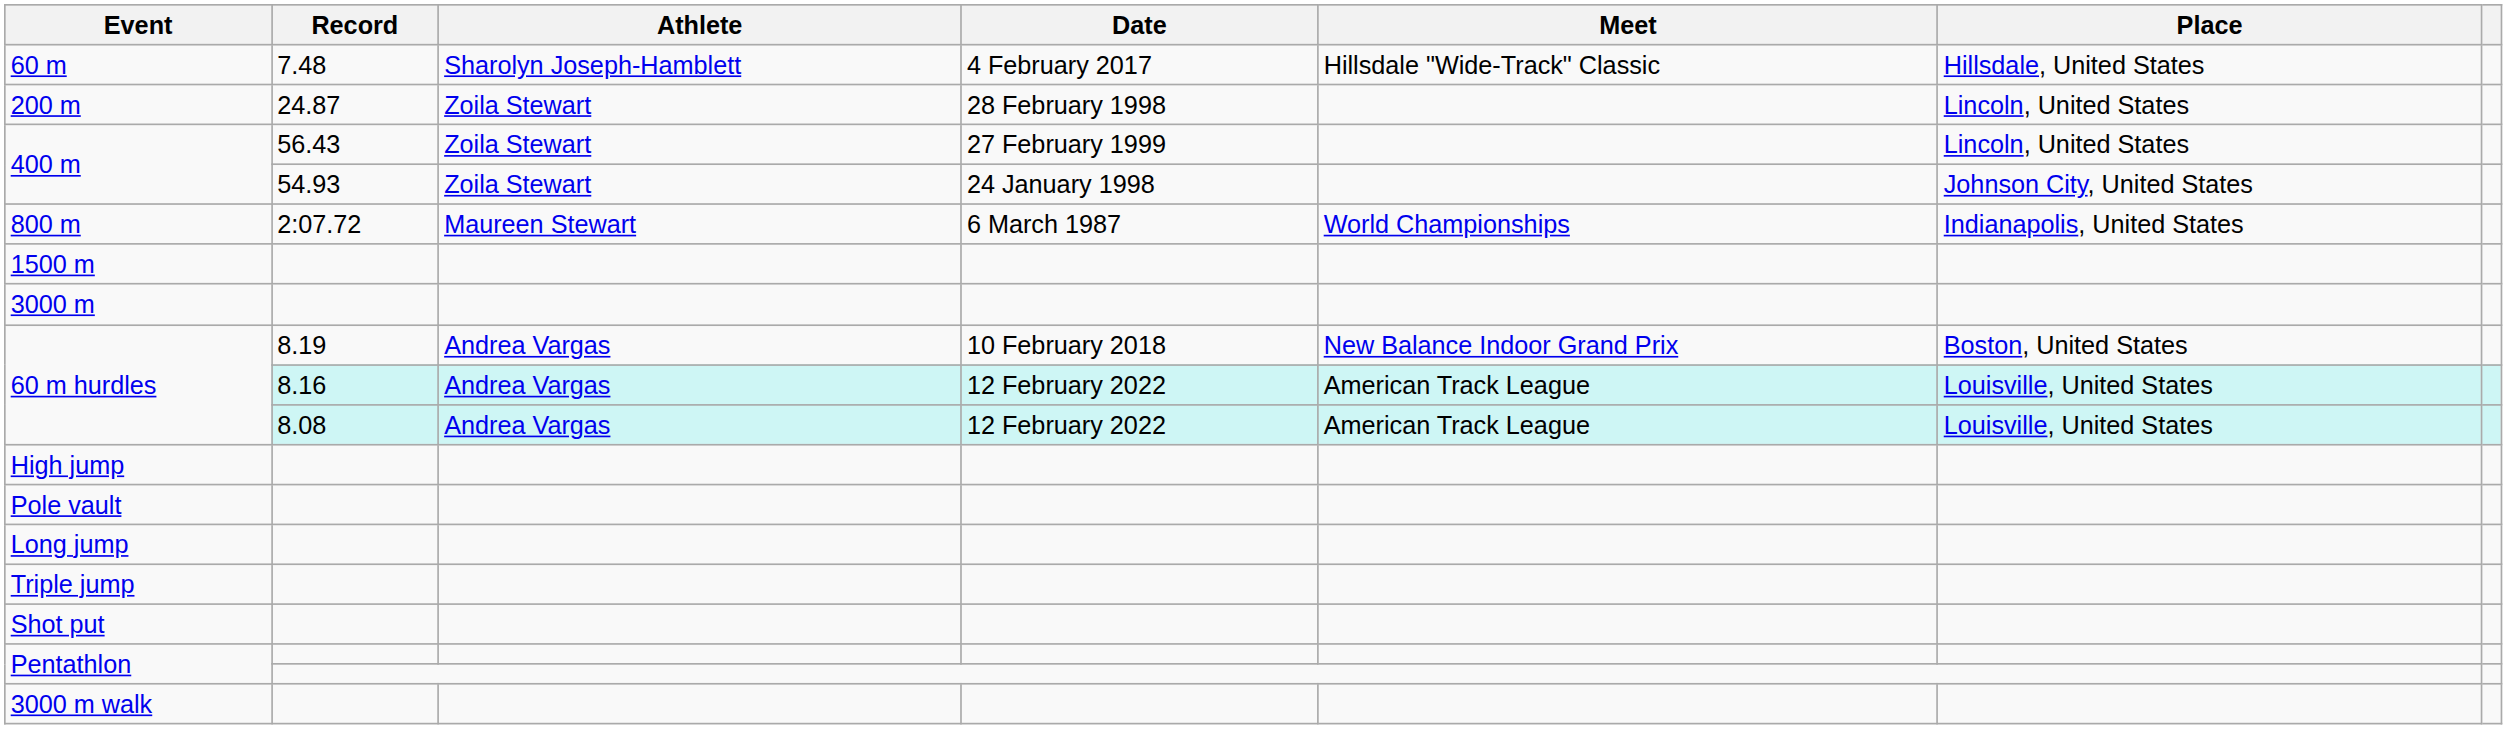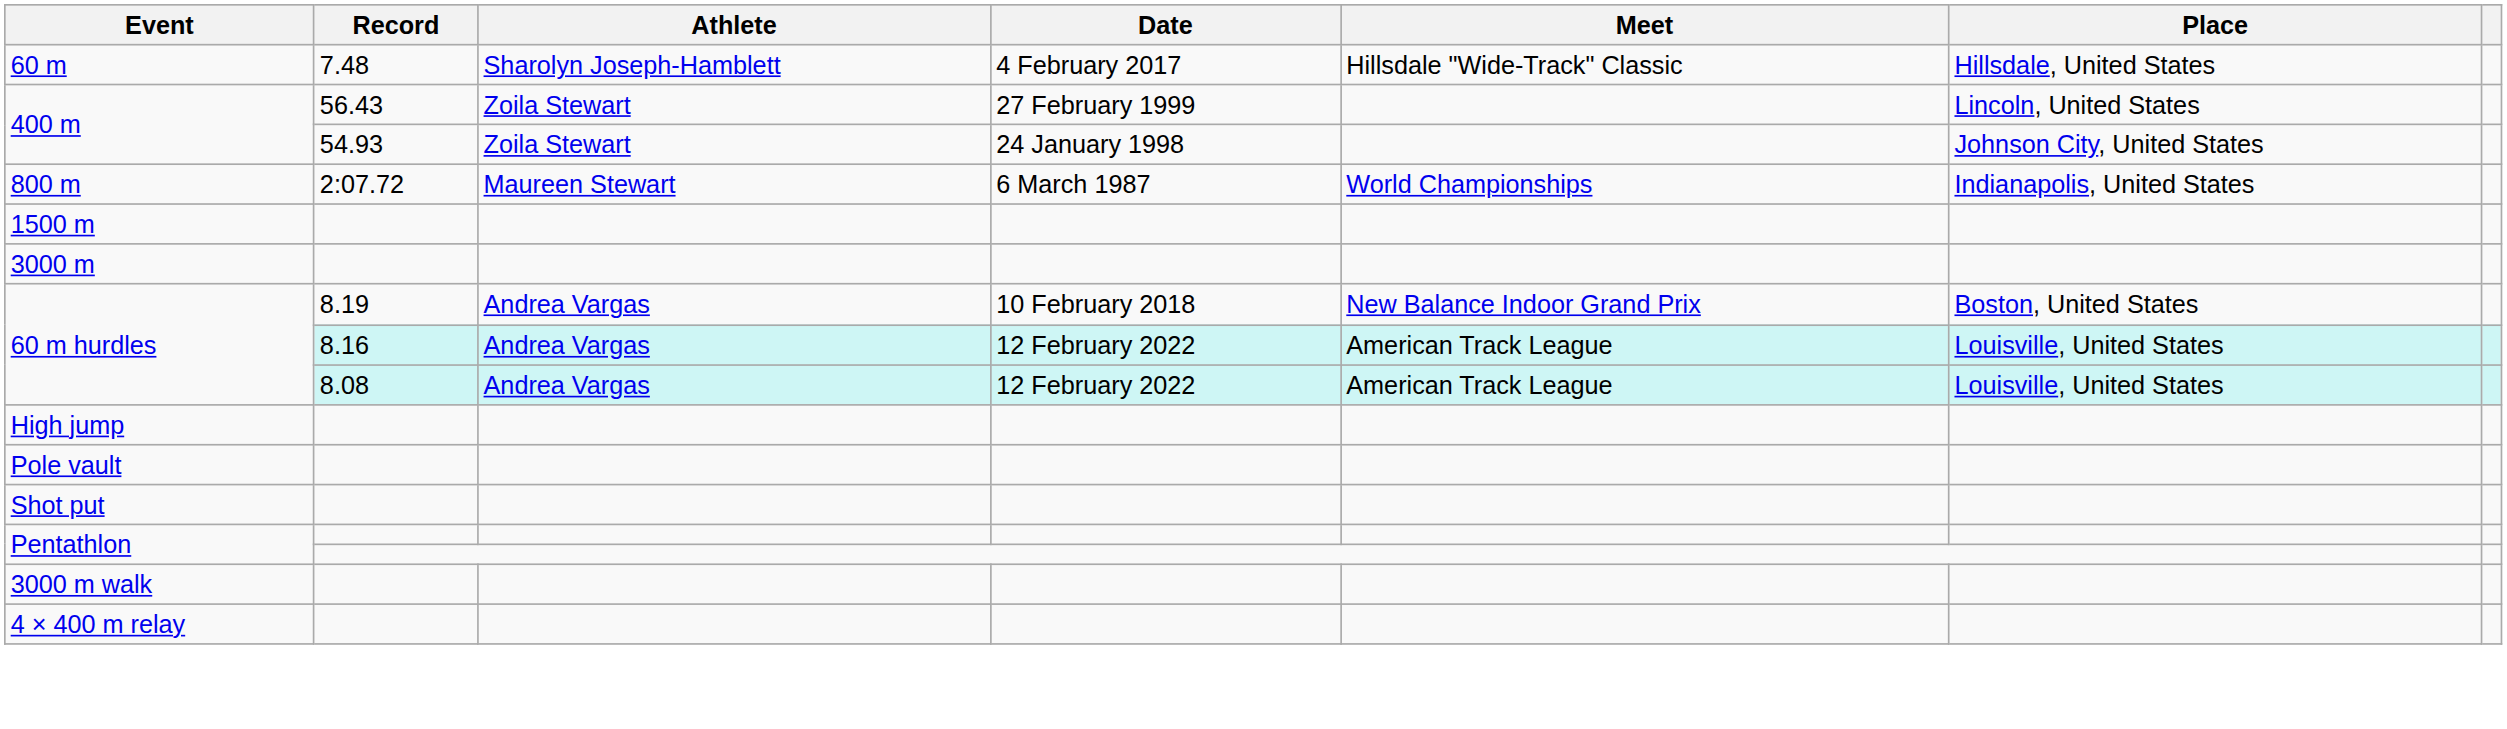- row: (46, 105)
- row: (70, 544)
- row: (73, 584)
+ row: (98, 624)
